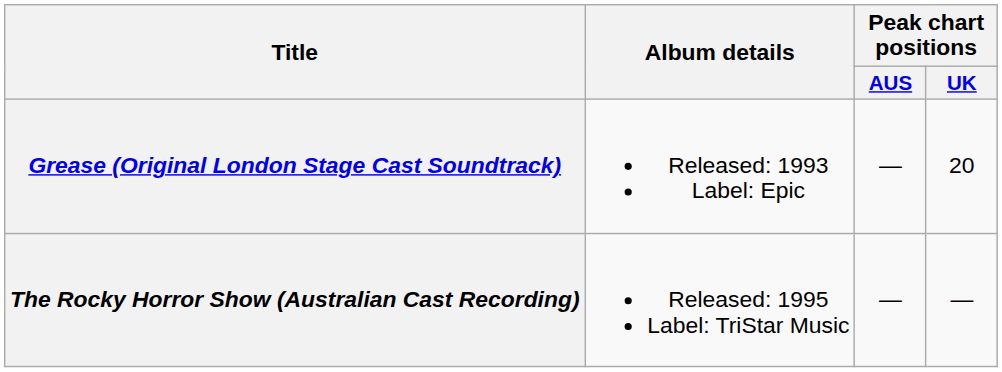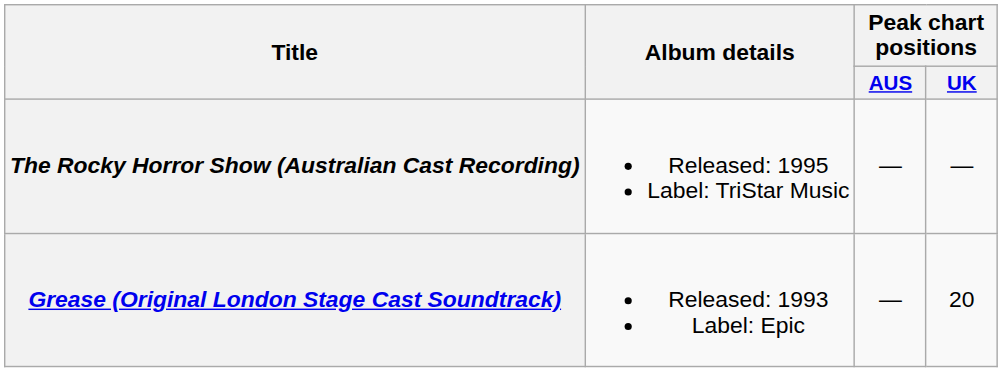rows swapped: (295, 165) <-> (295, 299)
